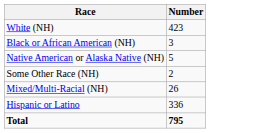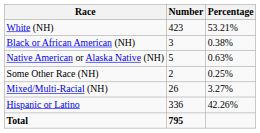+ column: (231, 12)
